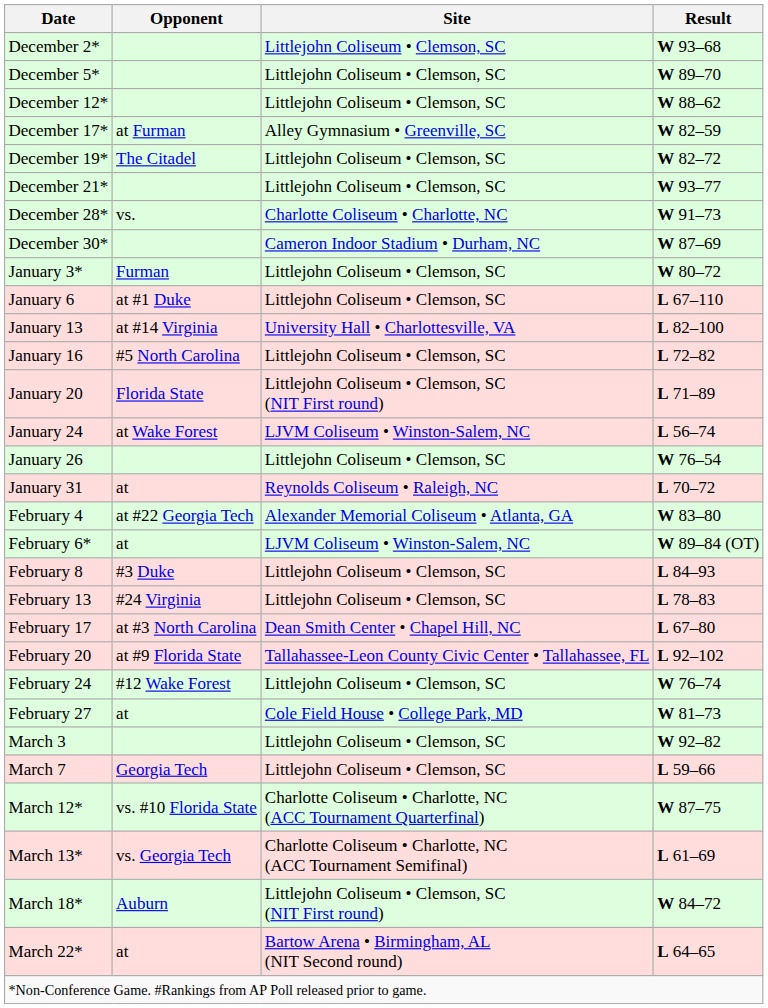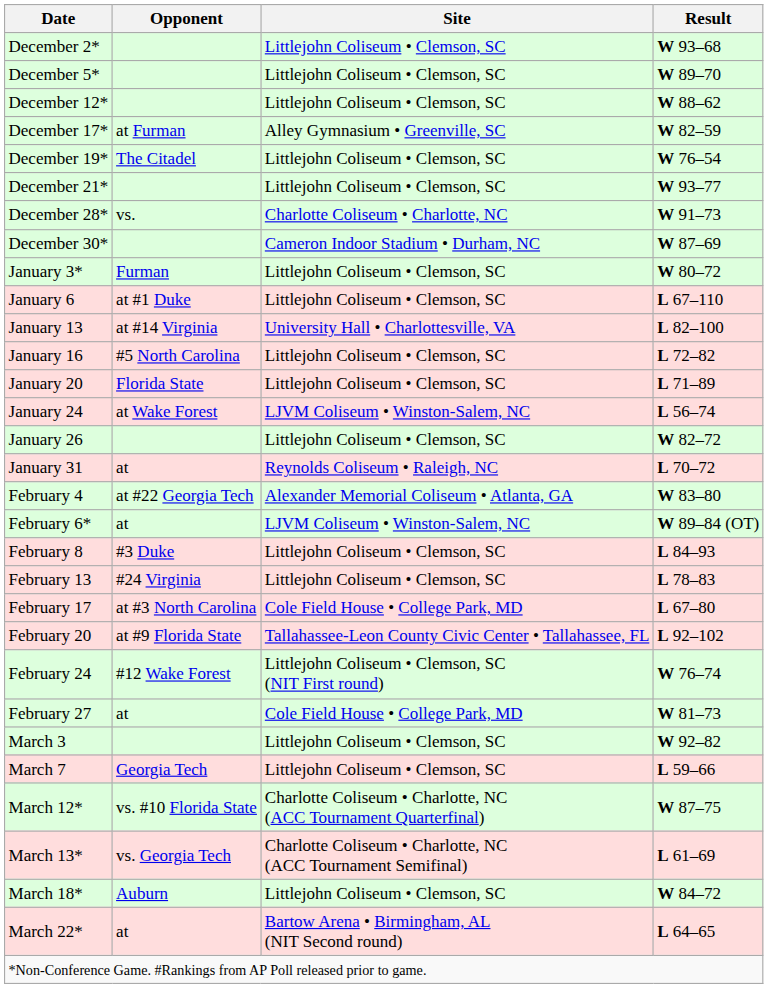(689, 159) W 82–72 -> (689, 159) W 76–54
(385, 393) Littlejohn Coliseum • Clemson, SC (NIT First round) -> (385, 383) Littlejohn Coliseum • Clemson, SC
(689, 459) W 76–54 -> (689, 439) W 82–72
(393, 628) Dean Smith Center • Chapel Hill, NC -> (394, 608) Cole Field House • College Park, MD
(385, 684) Littlejohn Coliseum • Clemson, SC -> (385, 674) Littlejohn Coliseum • Clemson, SC (NIT First round)
(385, 903) Littlejohn Coliseum • Clemson, SC (NIT First round) -> (385, 893) Littlejohn Coliseum • Clemson, SC
